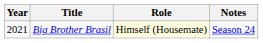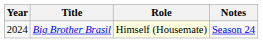(17, 29) 2021 -> (17, 29) 2024
